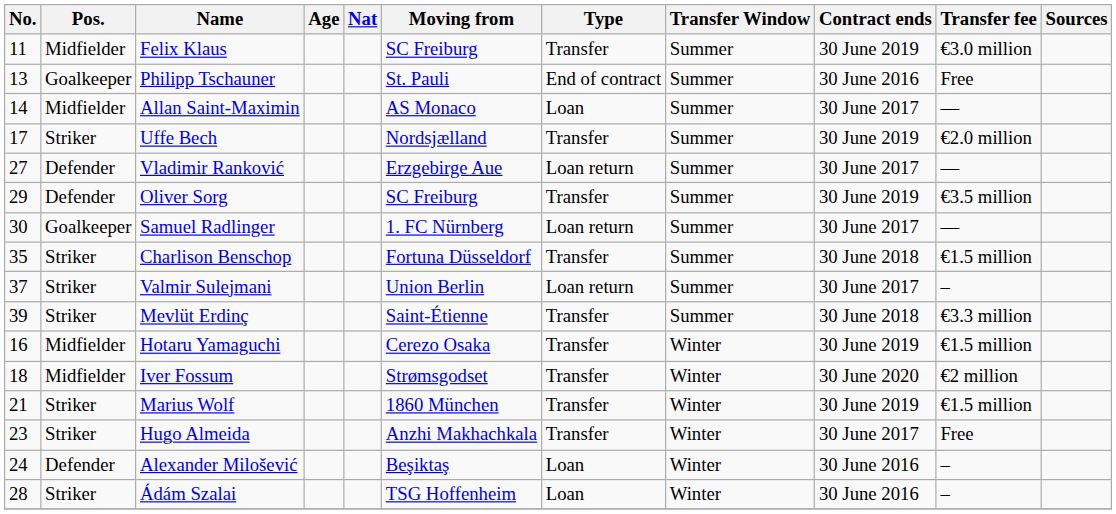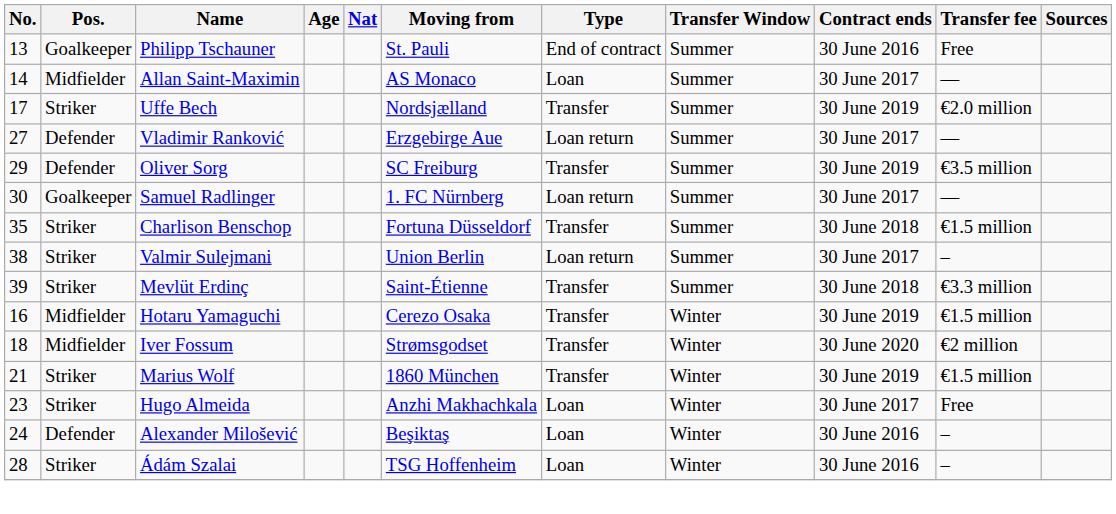- row: (183, 49)
(18, 286) 37 -> (18, 256) 38
(577, 434) Transfer -> (565, 405) Loan
